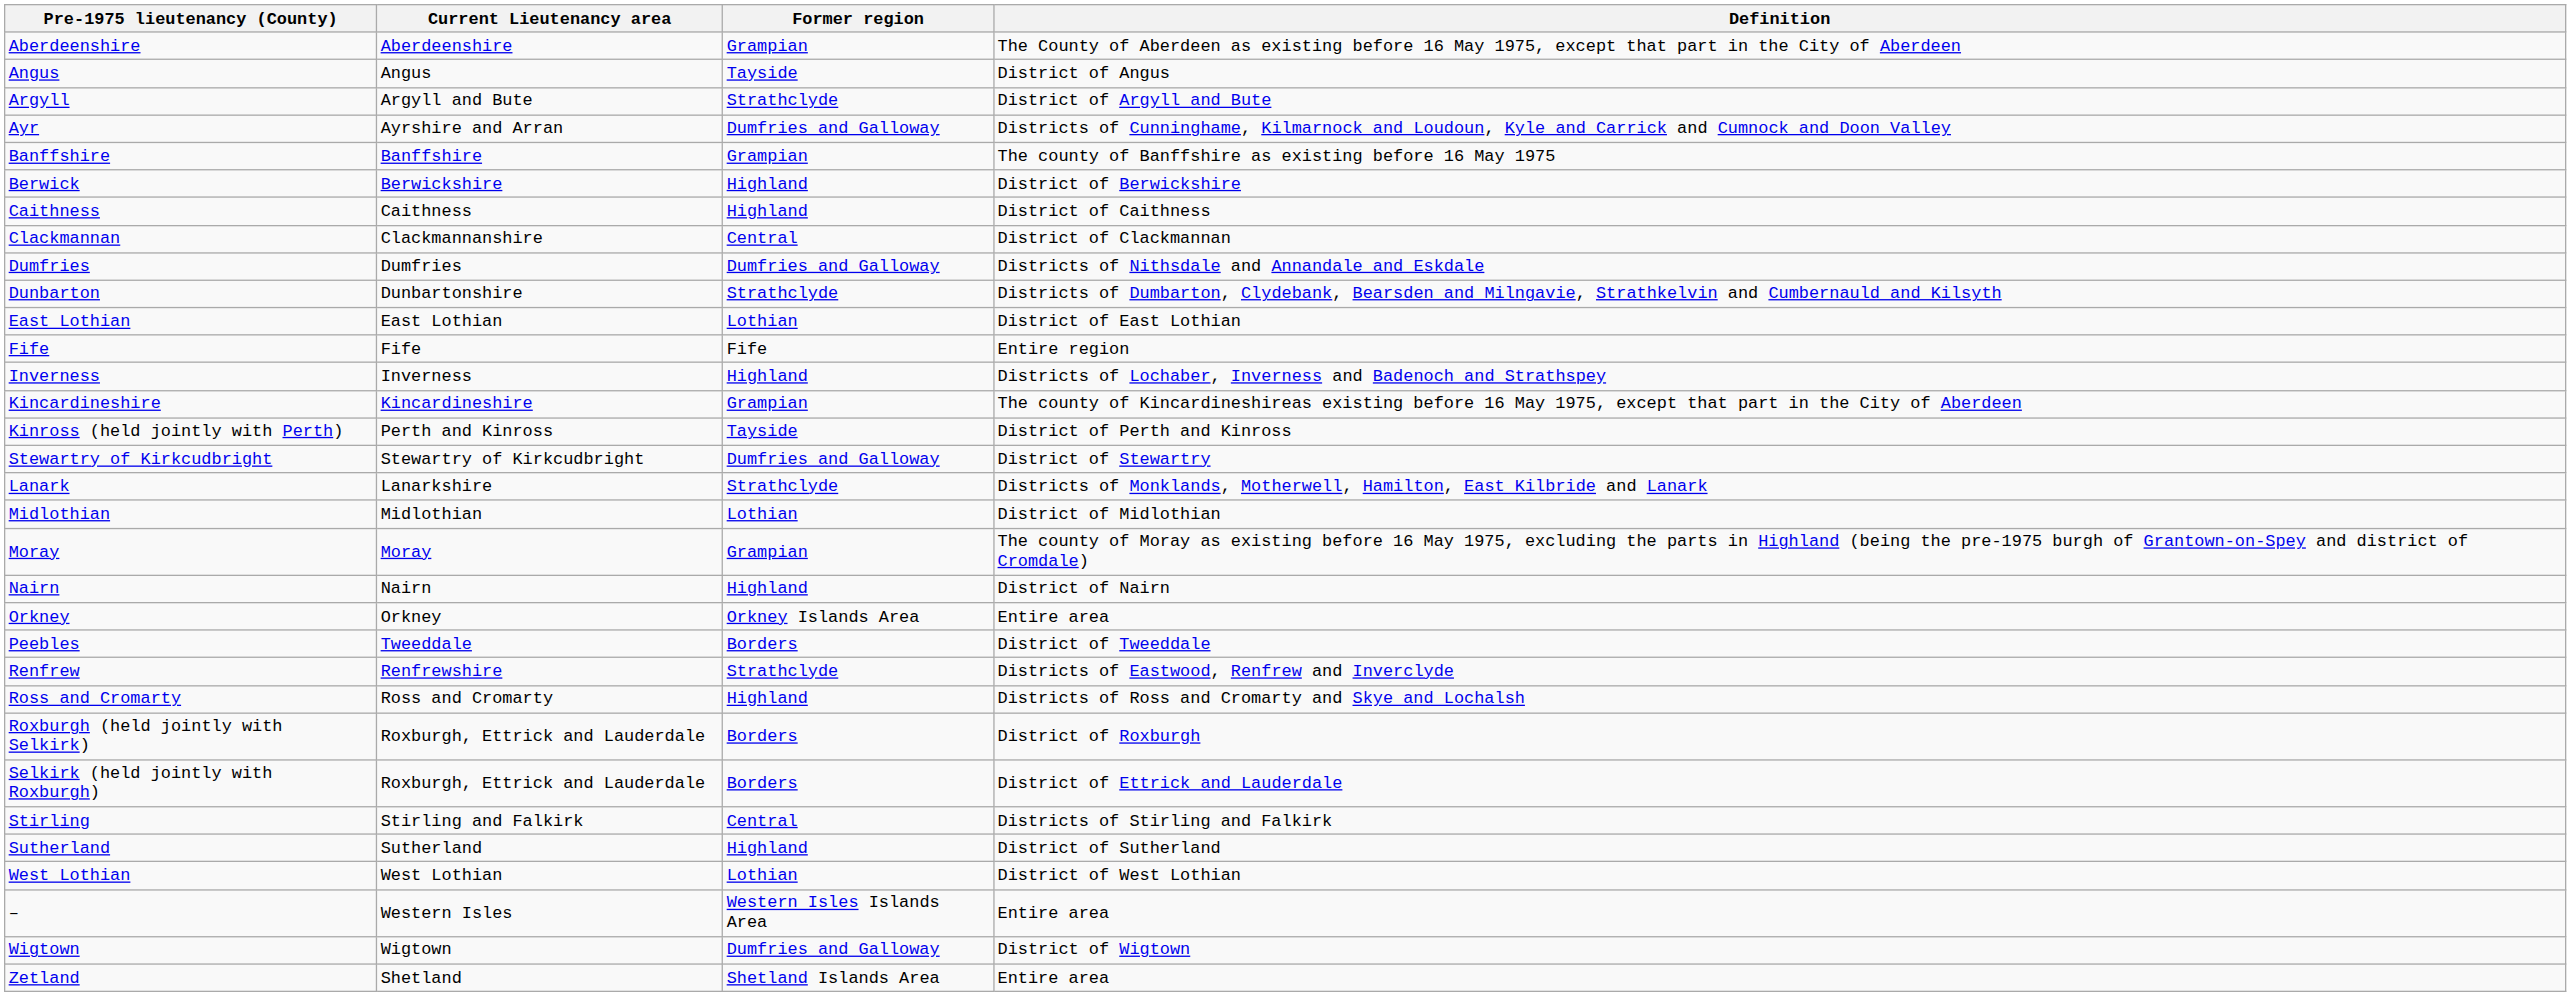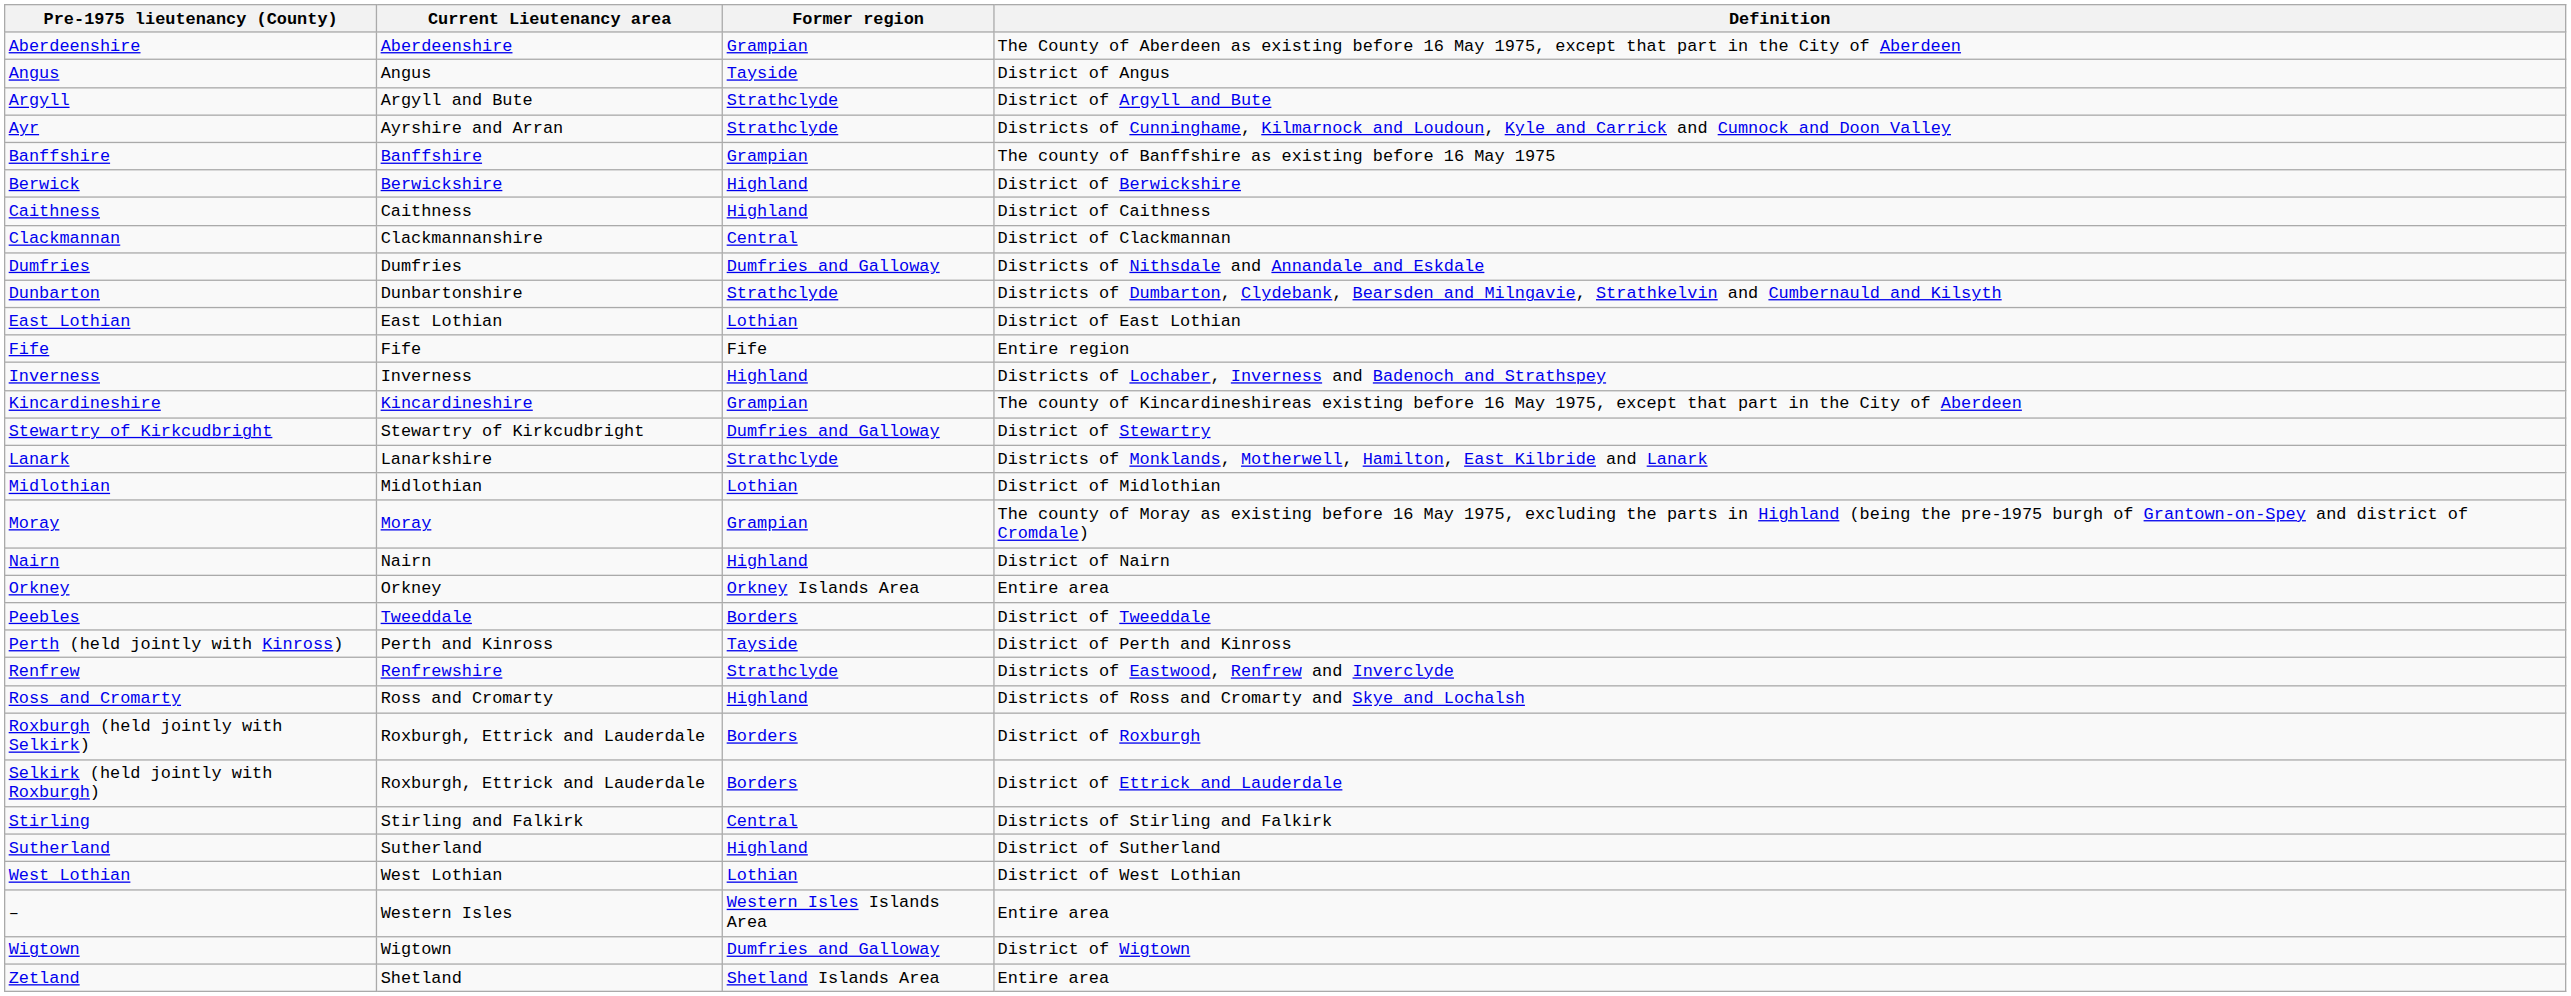(833, 129) Dumfries and Galloway -> (782, 129) Strathclyde
- row: (176, 432)
+ row: (176, 644)
